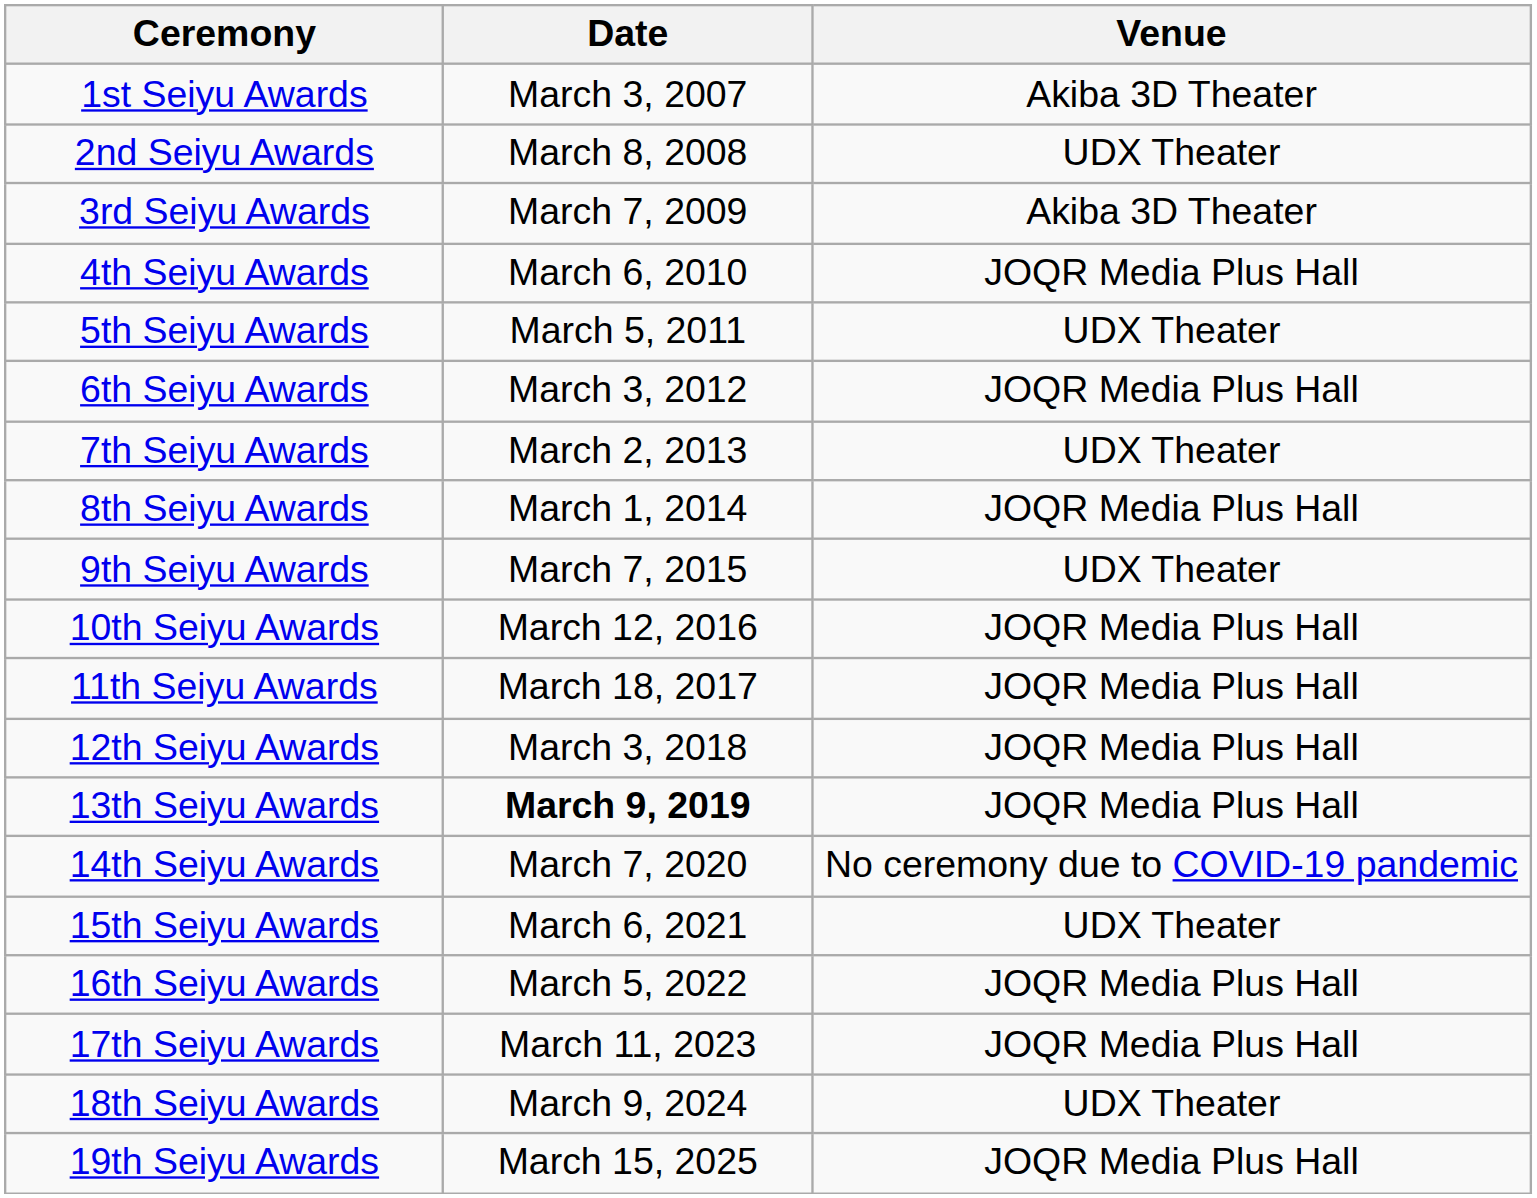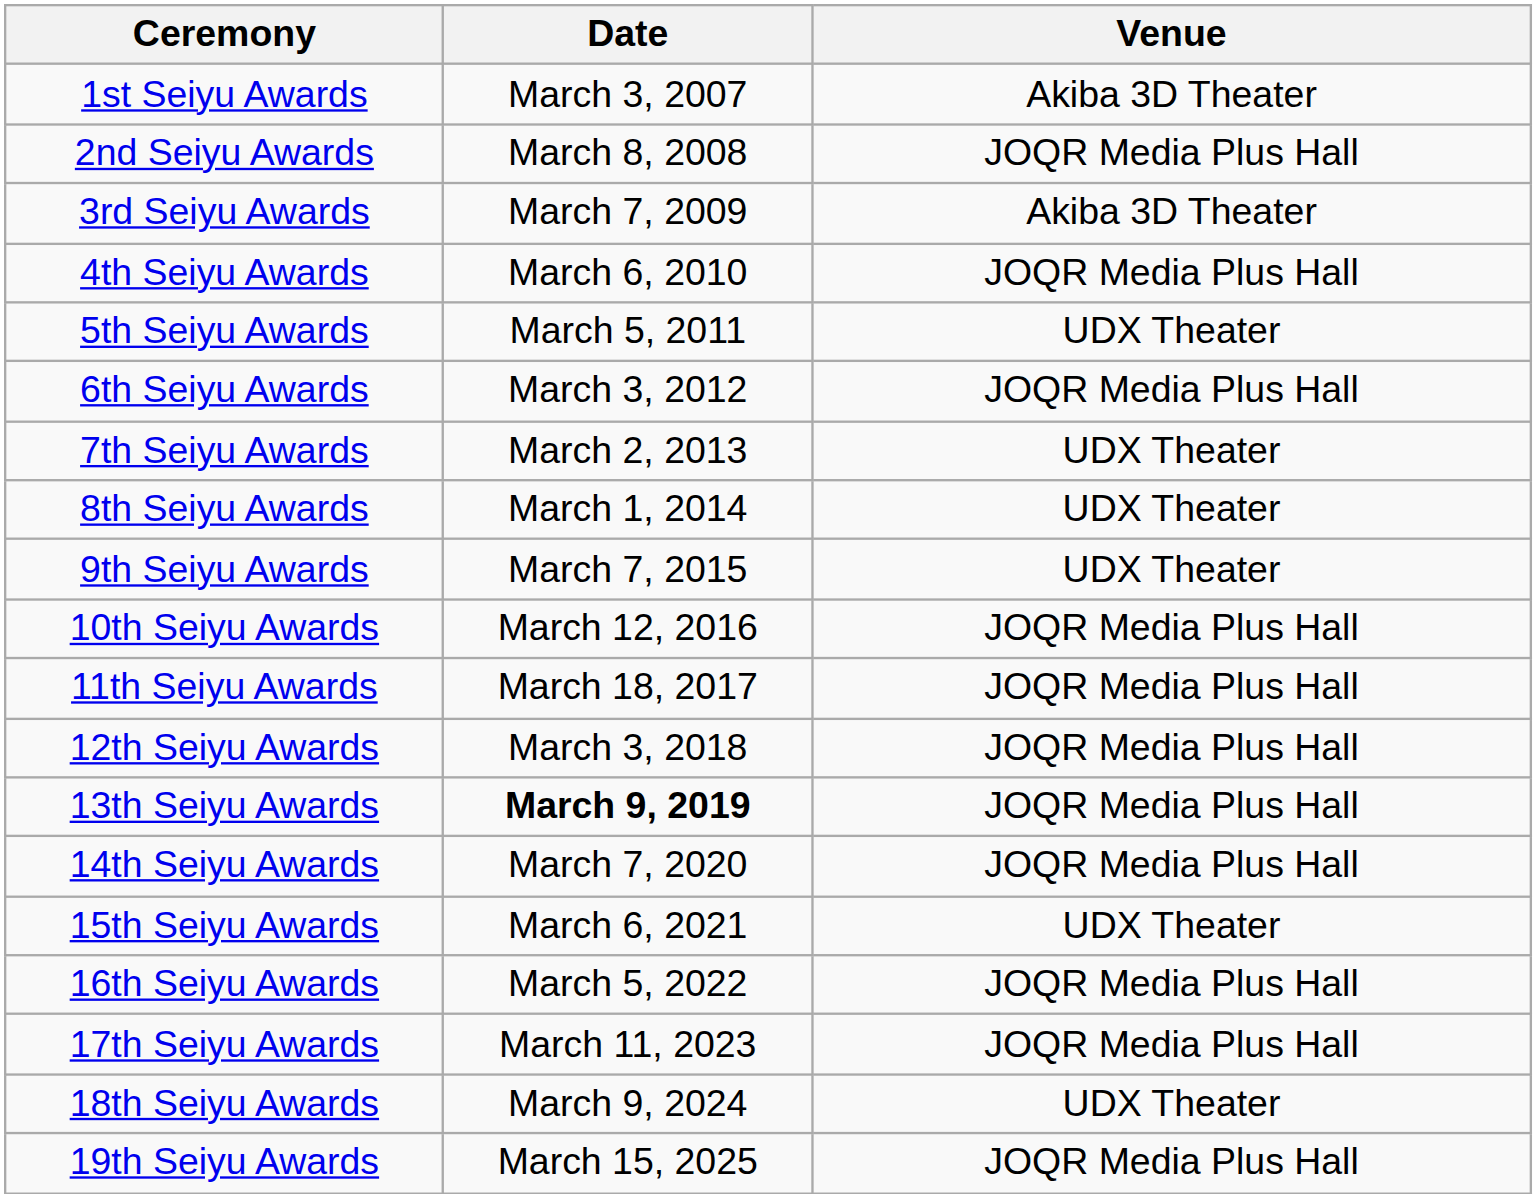(1171, 152) UDX Theater -> (1171, 152) JOQR Media Plus Hall
(1171, 509) JOQR Media Plus Hall -> (1171, 509) UDX Theater
(1172, 865) No ceremony due to COVID-19 pandemic -> (1171, 865) JOQR Media Plus Hall
